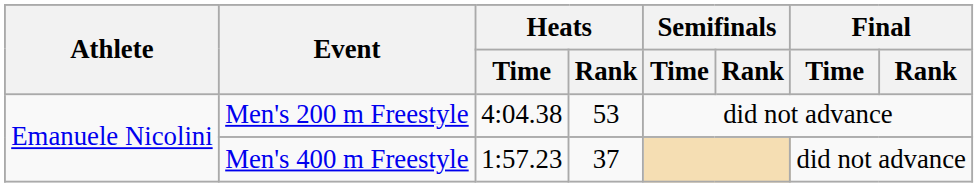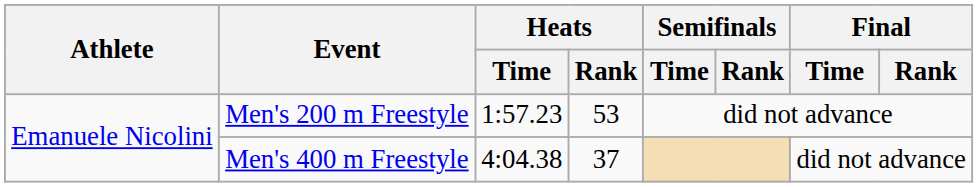(522, 115) 4:04.38 -> (522, 115) 1:57.23
(522, 159) 1:57.23 -> (522, 159) 4:04.38
